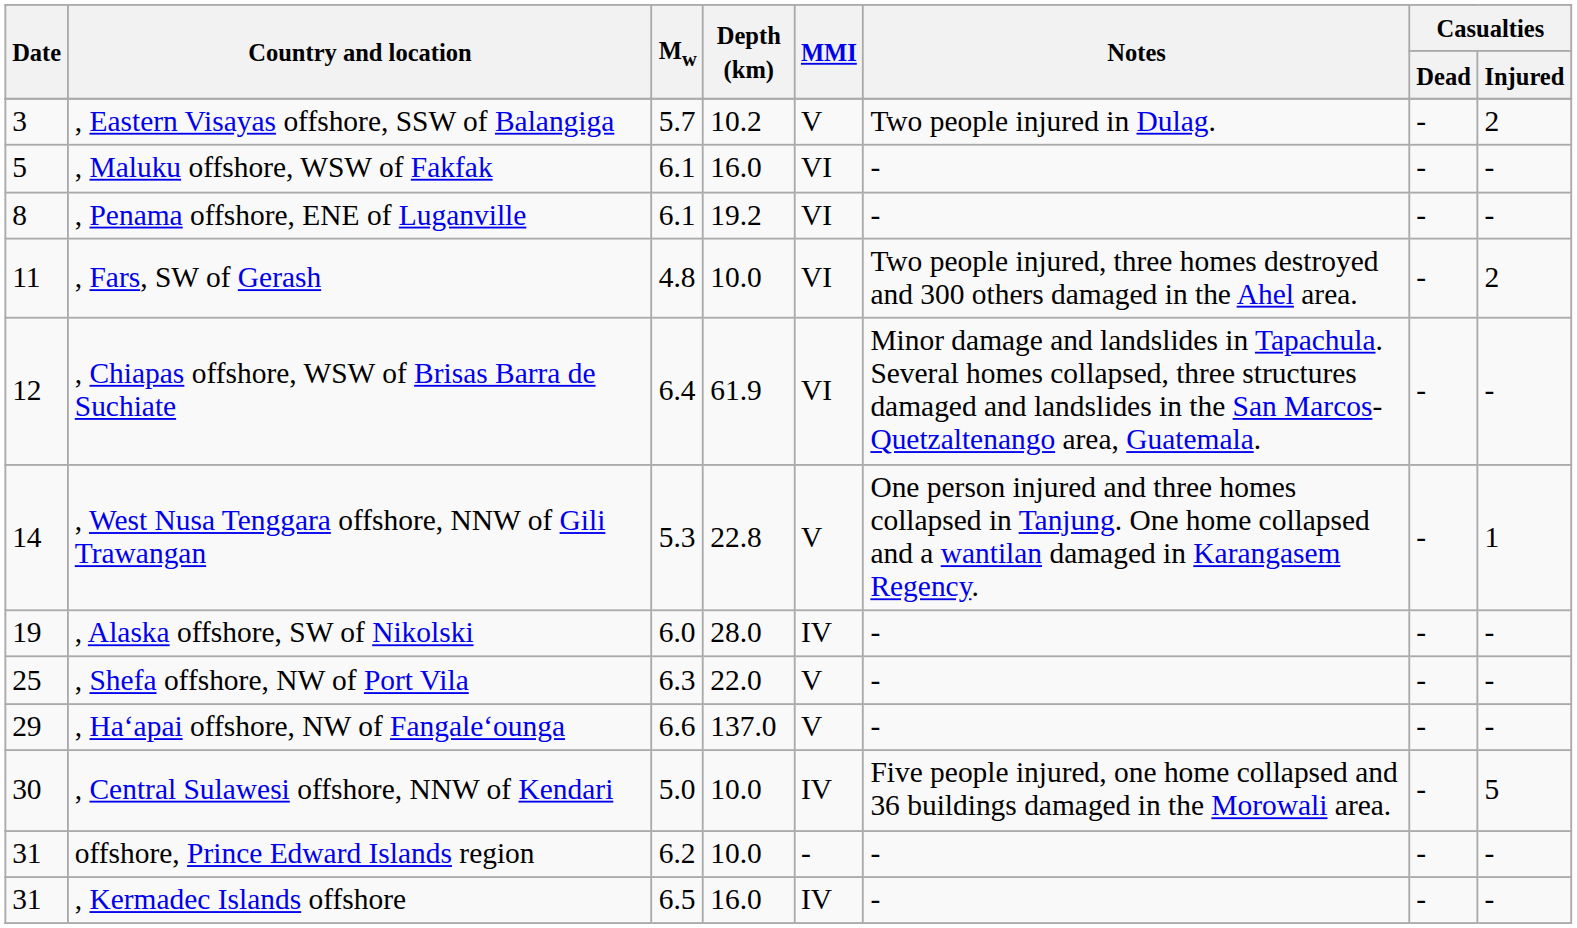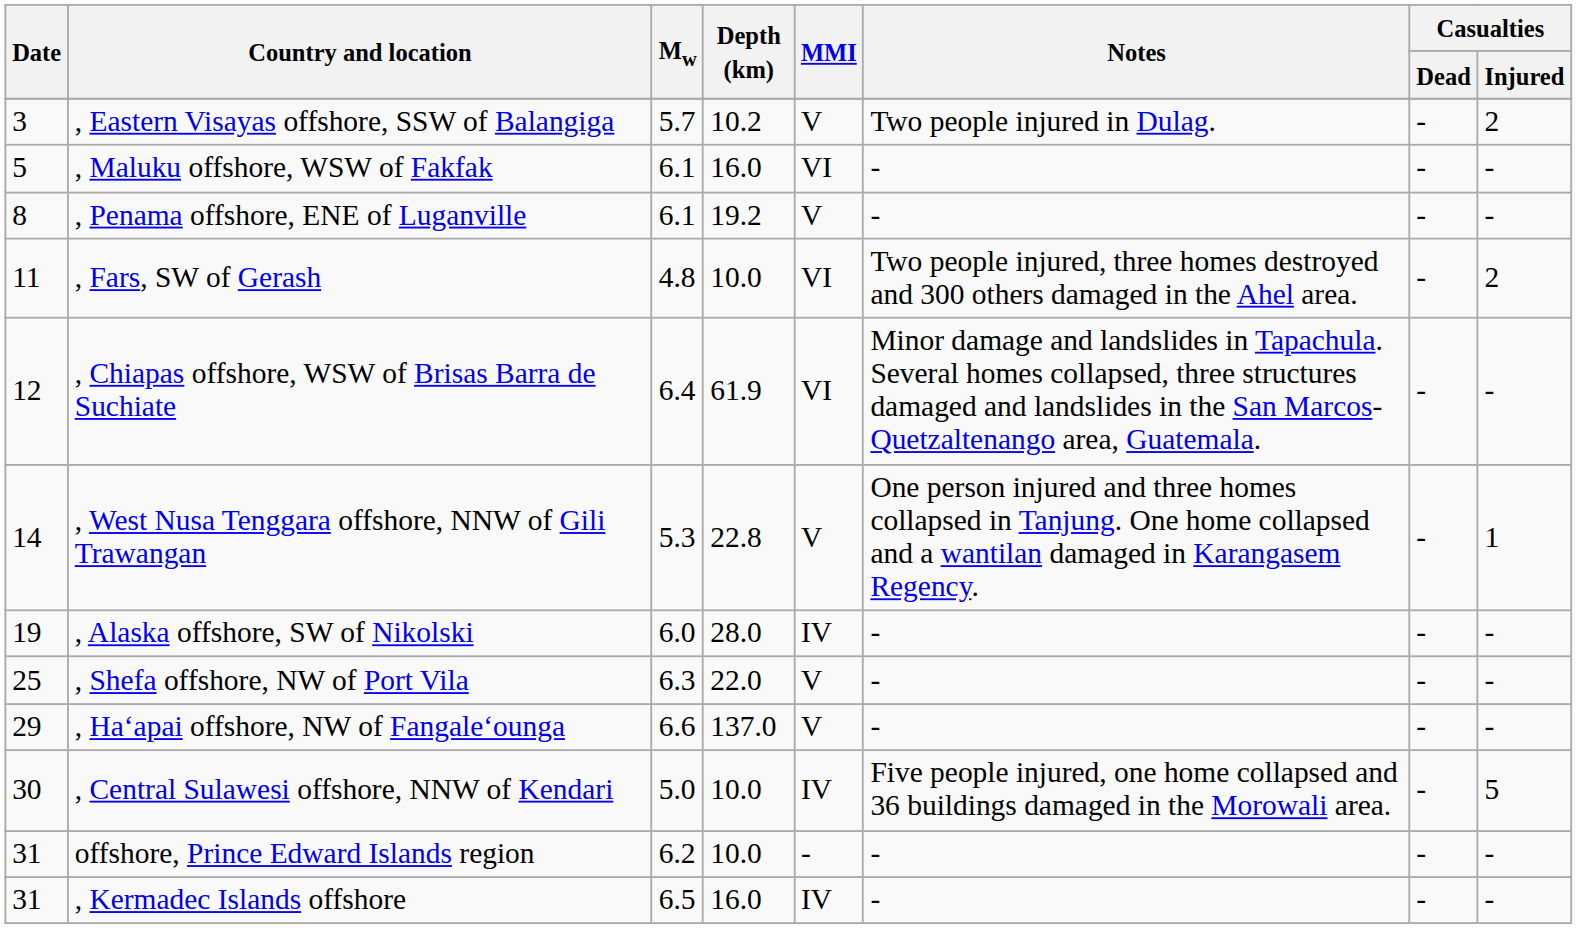(816, 214) VI -> (812, 214) V
